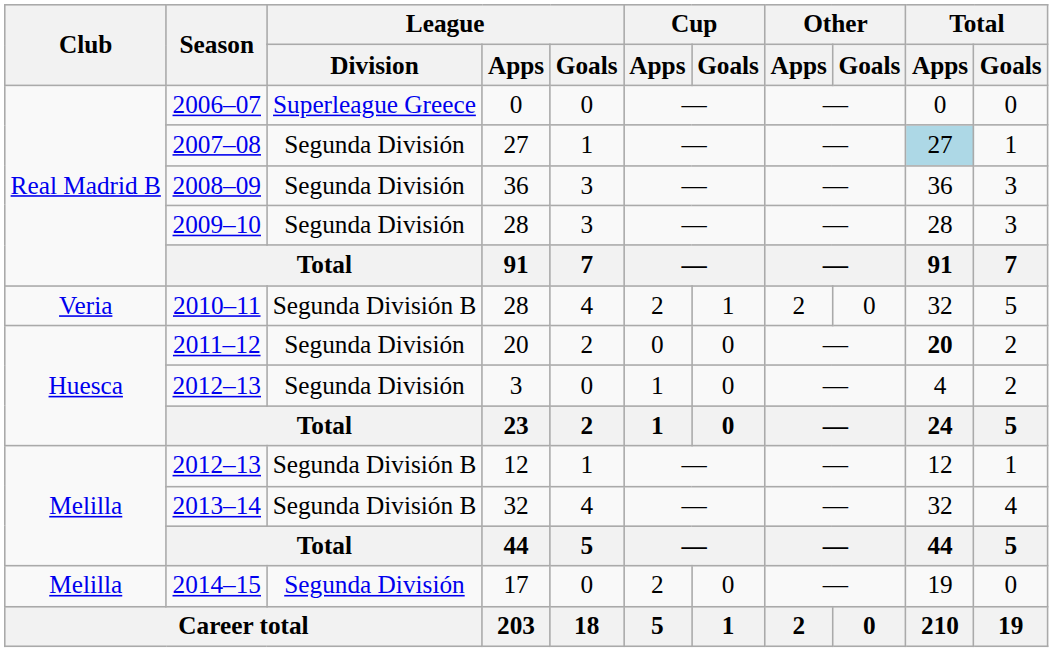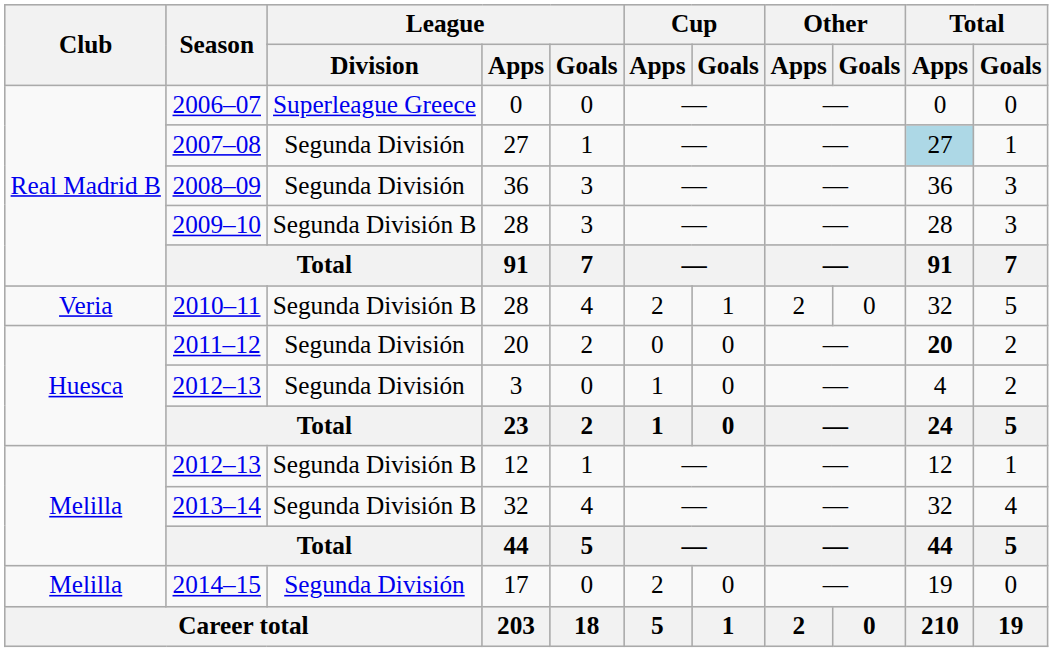(374, 225) Segunda División -> (374, 225) Segunda División B
